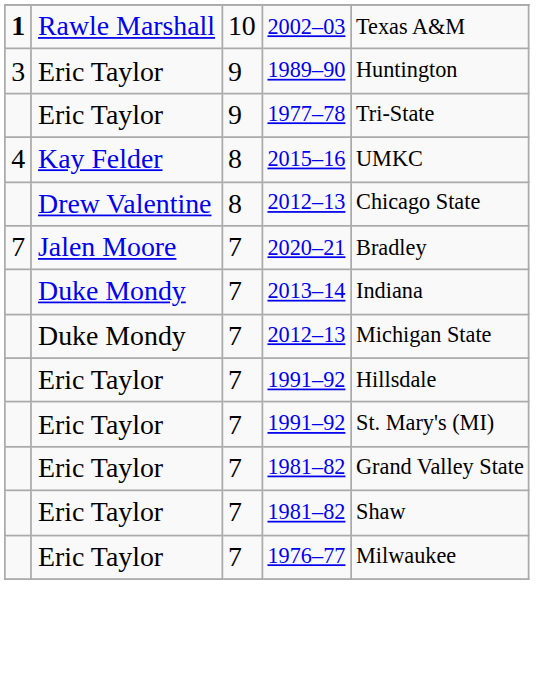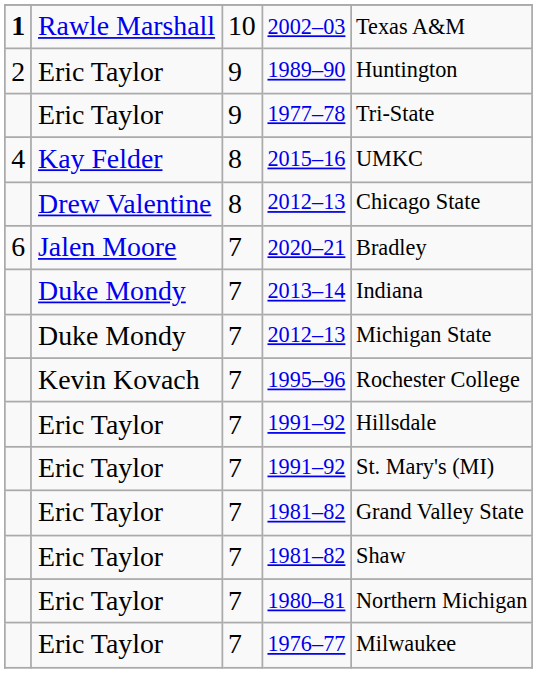(18, 70) 3 -> (18, 70) 2
(18, 247) 7 -> (18, 247) 6
+ row: (119, 379)
+ row: (101, 600)
